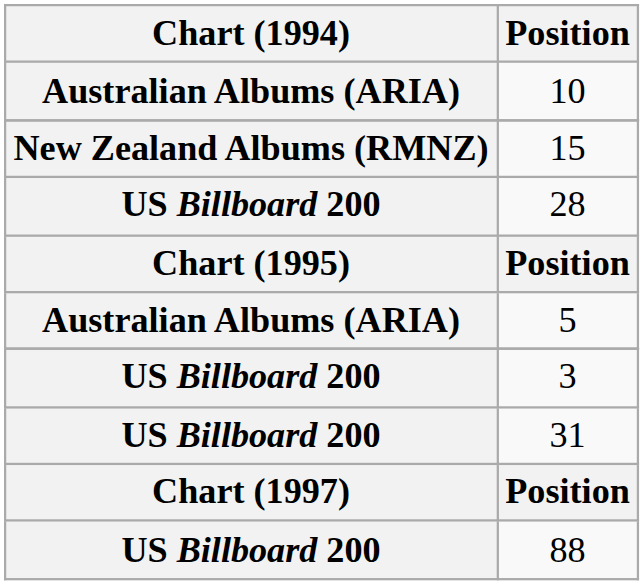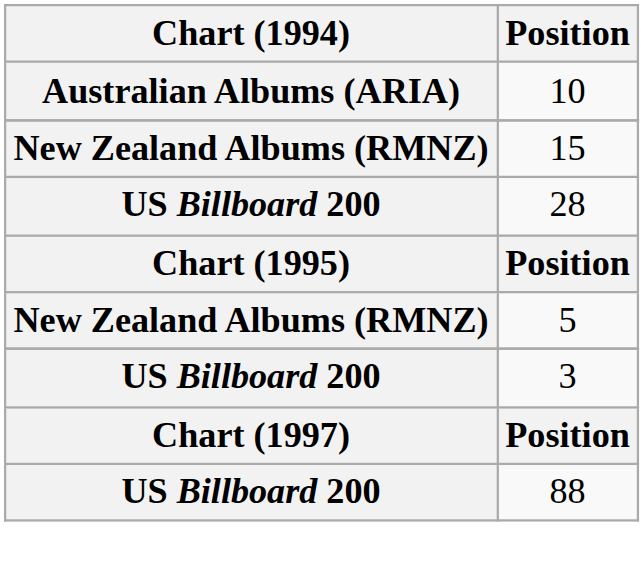(251, 319) Australian Albums (ARIA) -> (251, 319) New Zealand Albums (RMNZ)
- row: (568, 434)
